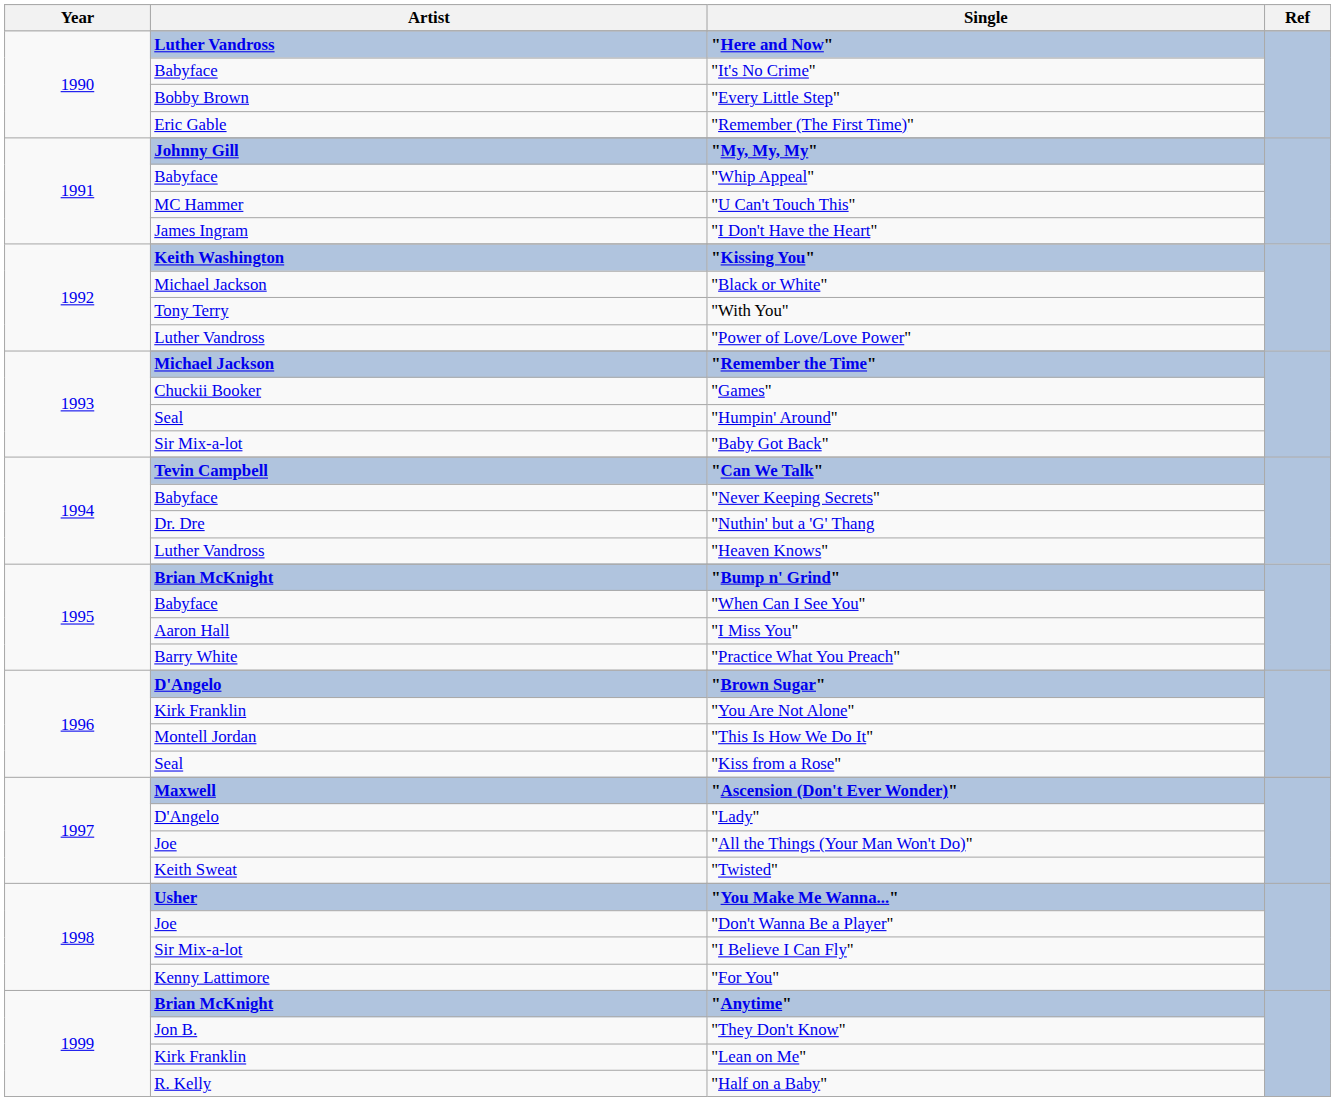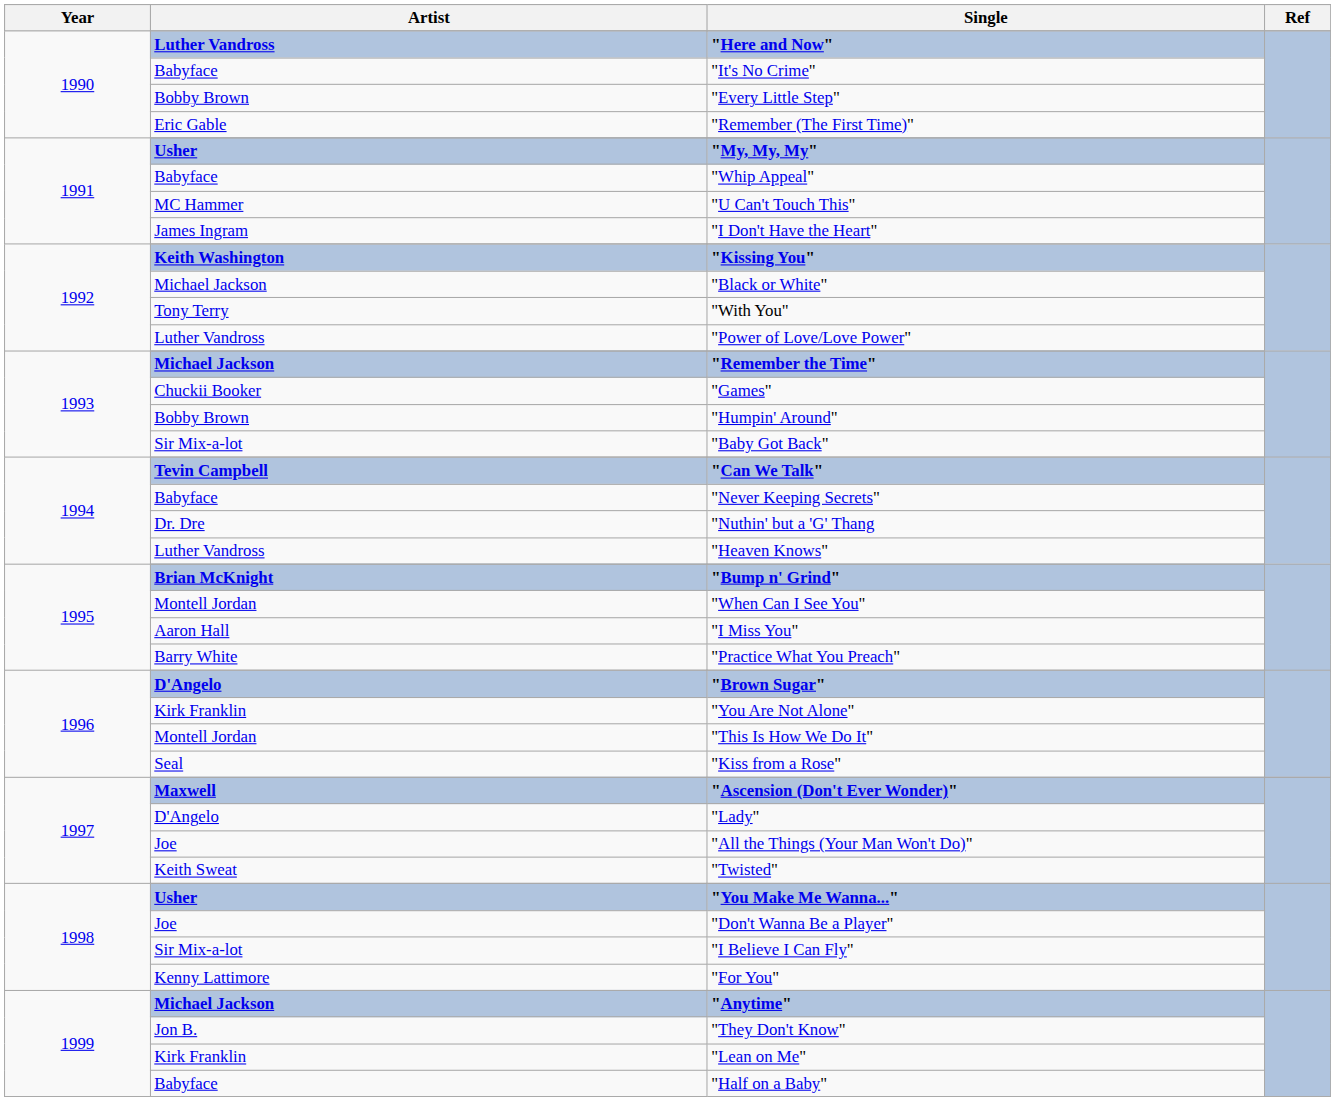(197, 151) Johnny Gill -> (176, 151) Usher
(169, 417) Seal -> (202, 417) Bobby Brown
(186, 603) Babyface -> (205, 603) Montell Jordan
(214, 1003) Brian McKnight -> (214, 1003) Michael Jackson
(183, 1083) R. Kelly -> (186, 1083) Babyface
